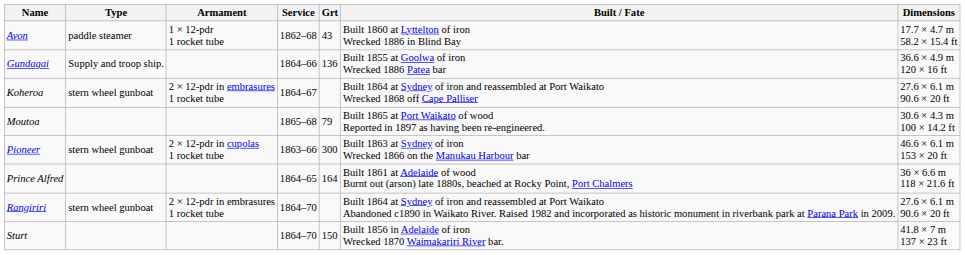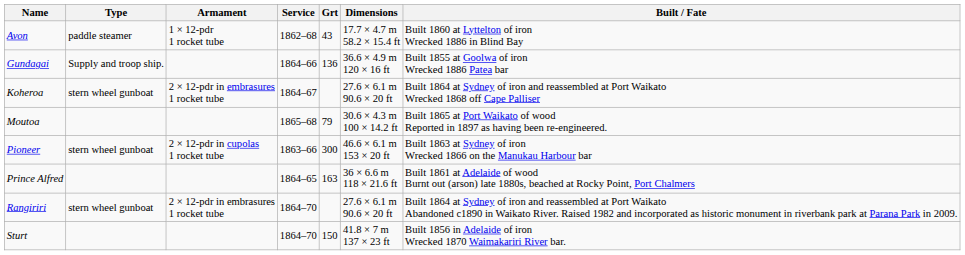columns swapped: (929, 12) <-> (619, 12)
(330, 178) 164 -> (330, 178) 163
